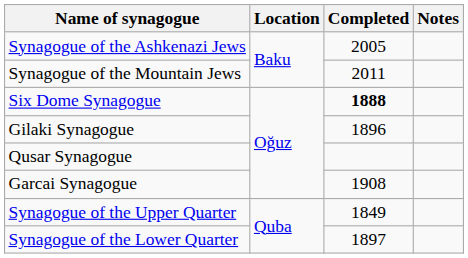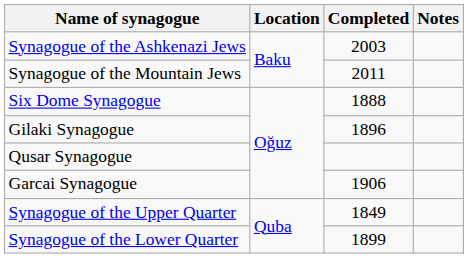(369, 45) 2005 -> (369, 45) 2003
(369, 101) bold -> (369, 101) normal
(369, 184) 1908 -> (369, 184) 1906
(369, 239) 1897 -> (369, 239) 1899
